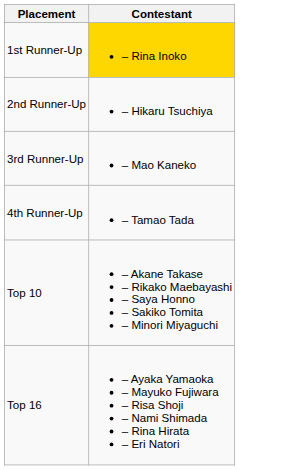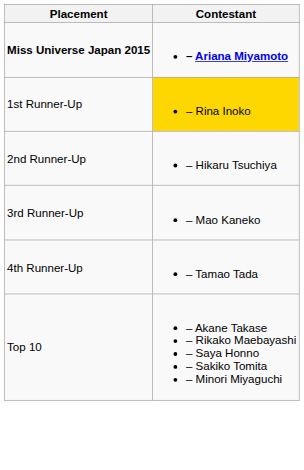+ row: (79, 50)
- row: (24, 405)
